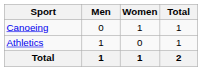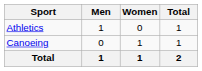rows swapped: (25, 43) <-> (27, 27)
